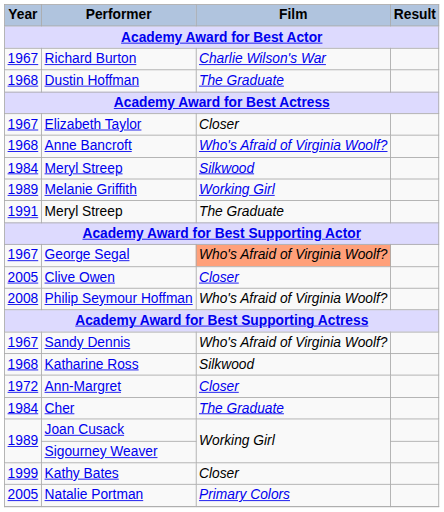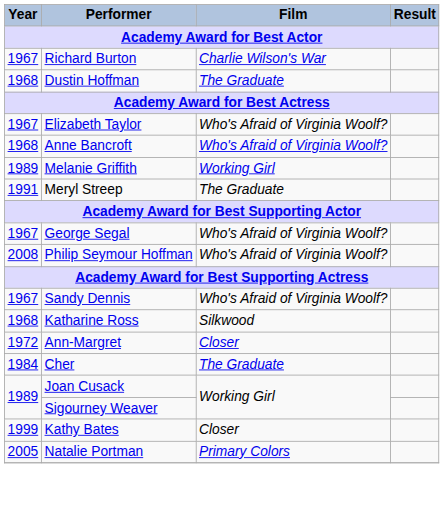(219, 124) Closer -> (293, 124) Who's Afraid of Virginia Woolf?
- row: (23, 168)
(293, 255) lightsalmon background -> (293, 233) no background
- row: (23, 277)
